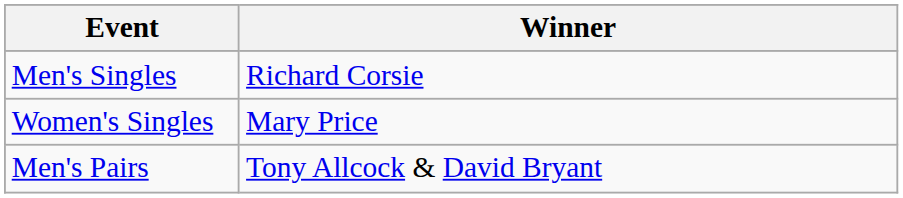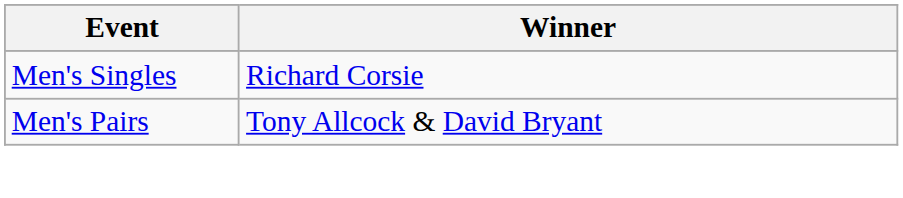- row: (113, 121)
